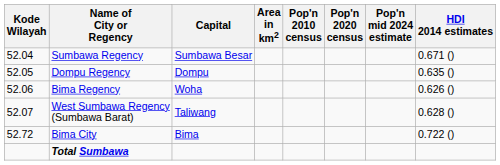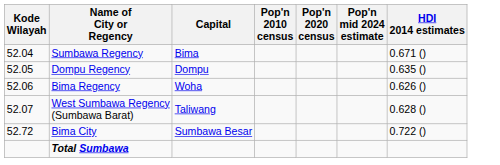- column: (269, 26)
(213, 56) Sumbawa Besar -> (187, 53) Bima
(187, 135) Bima -> (213, 132) Sumbawa Besar
